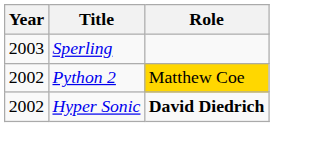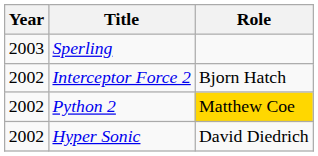+ row: (122, 77)
(207, 107) bold -> (254, 136) normal
